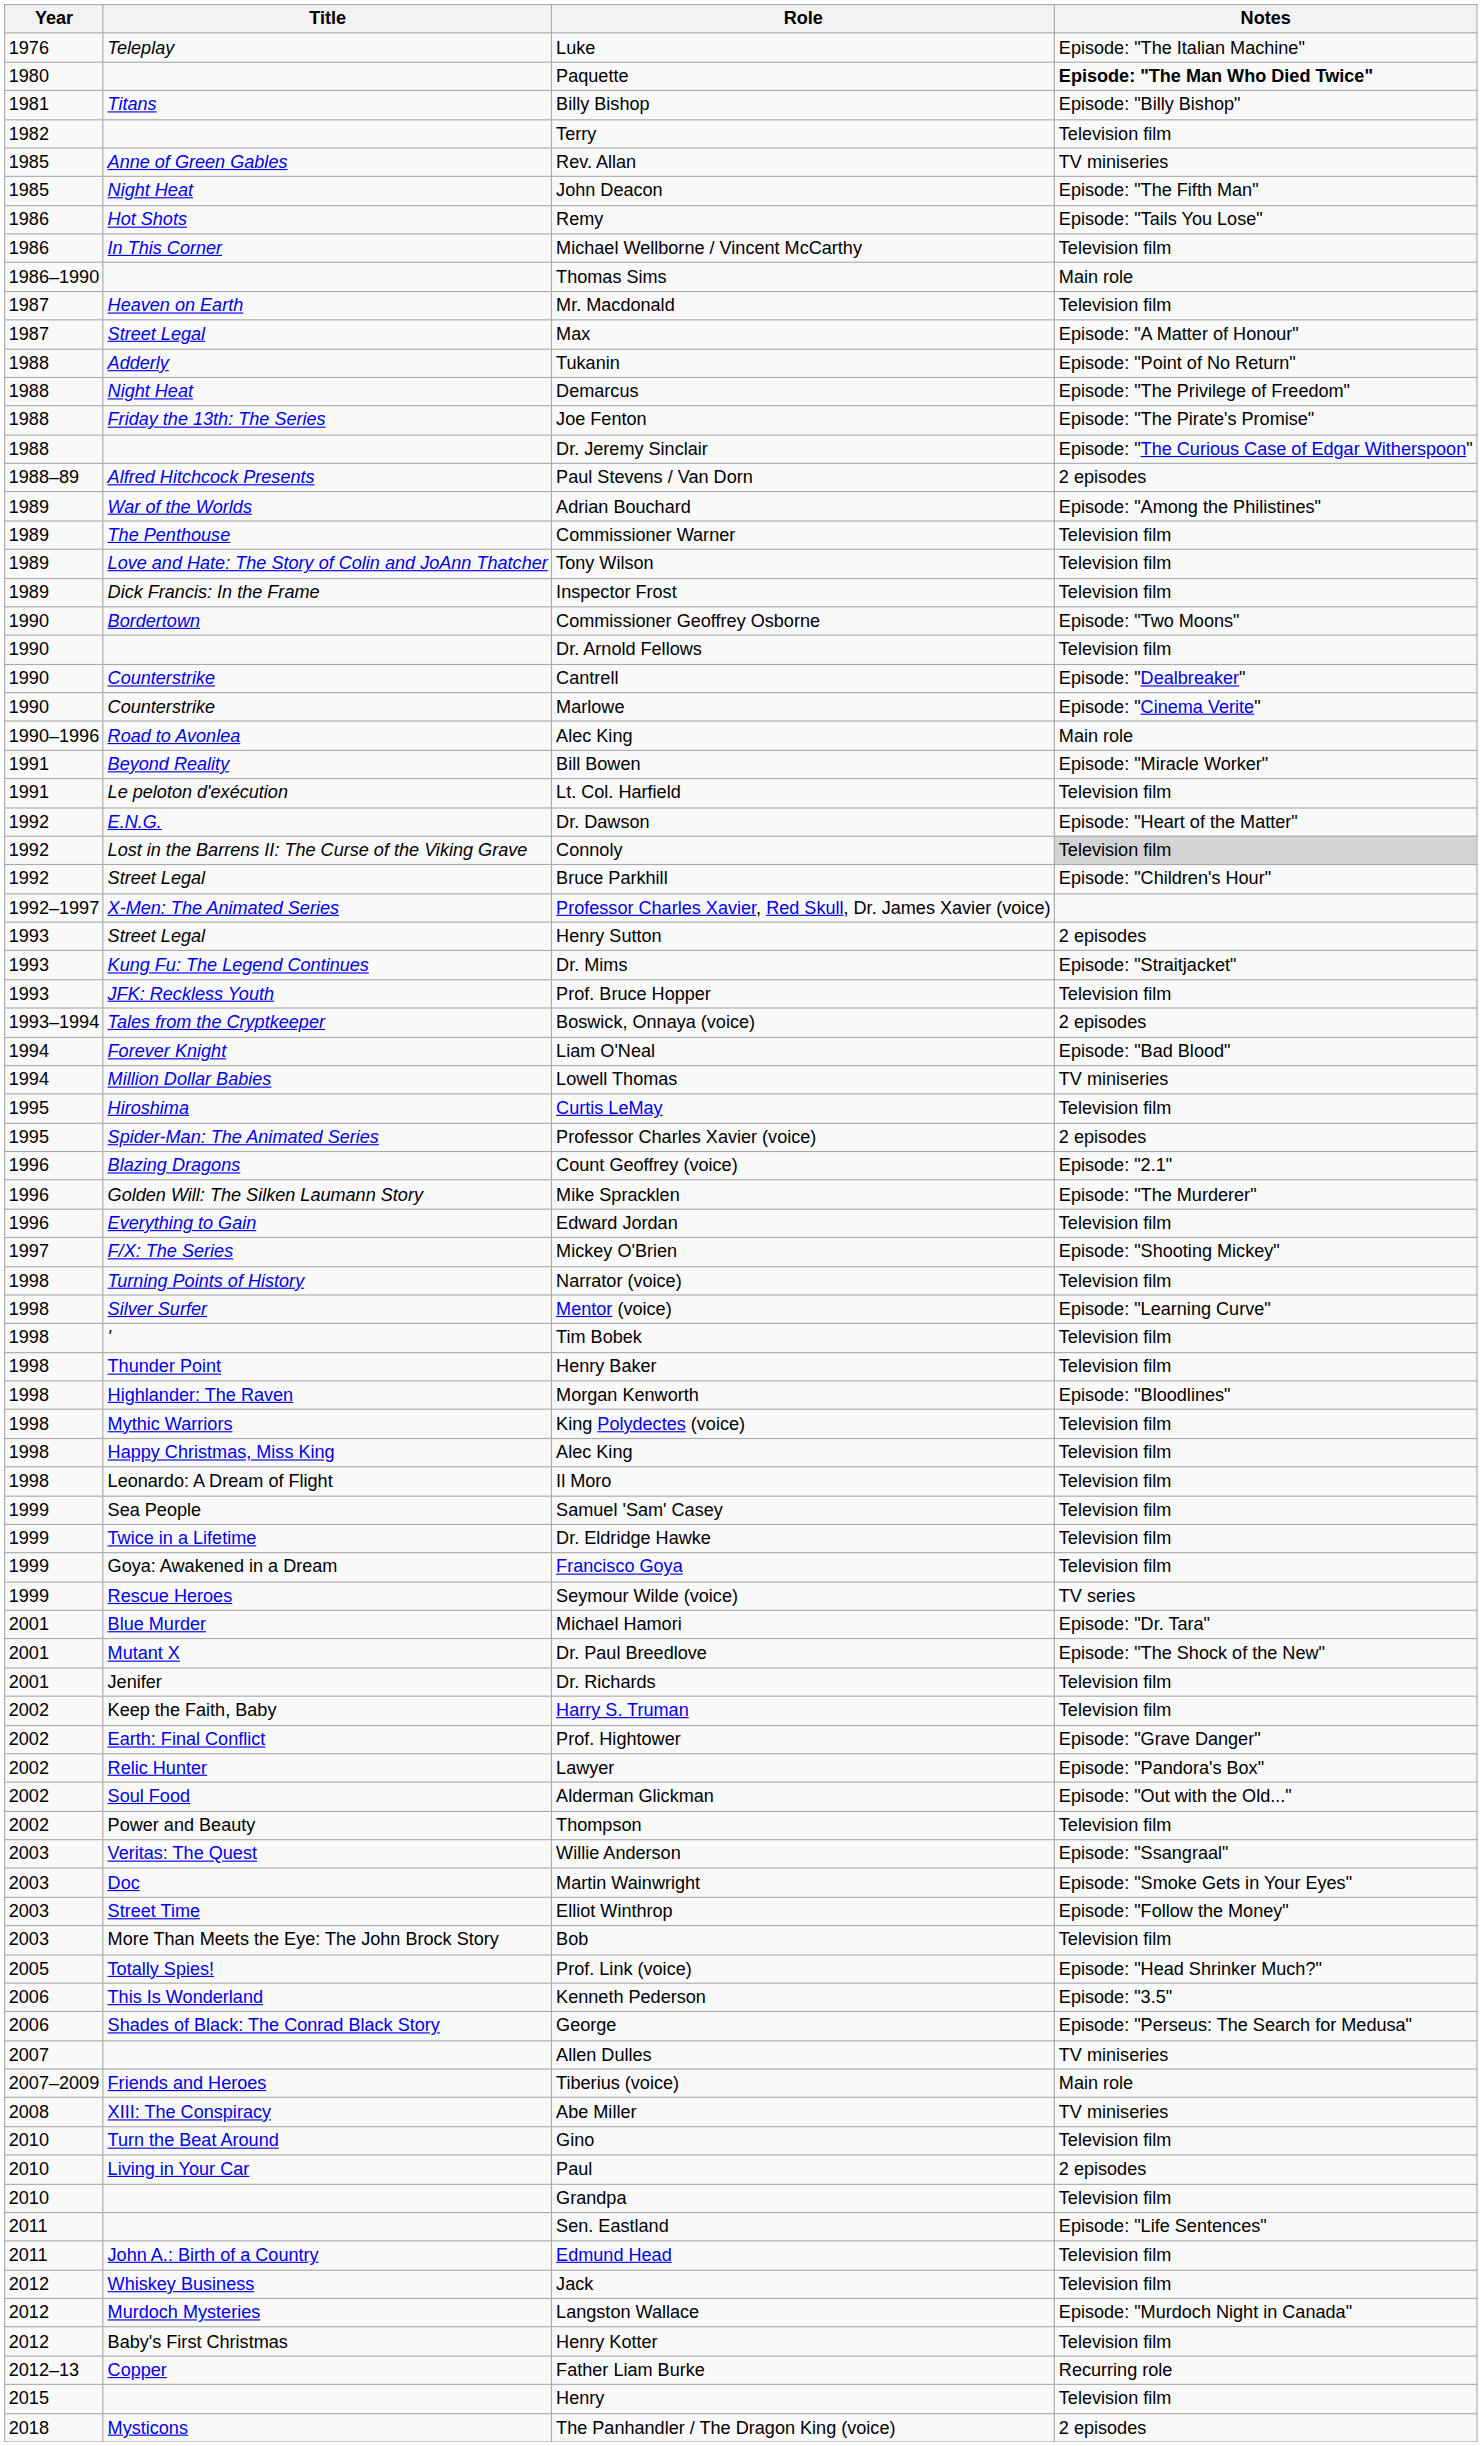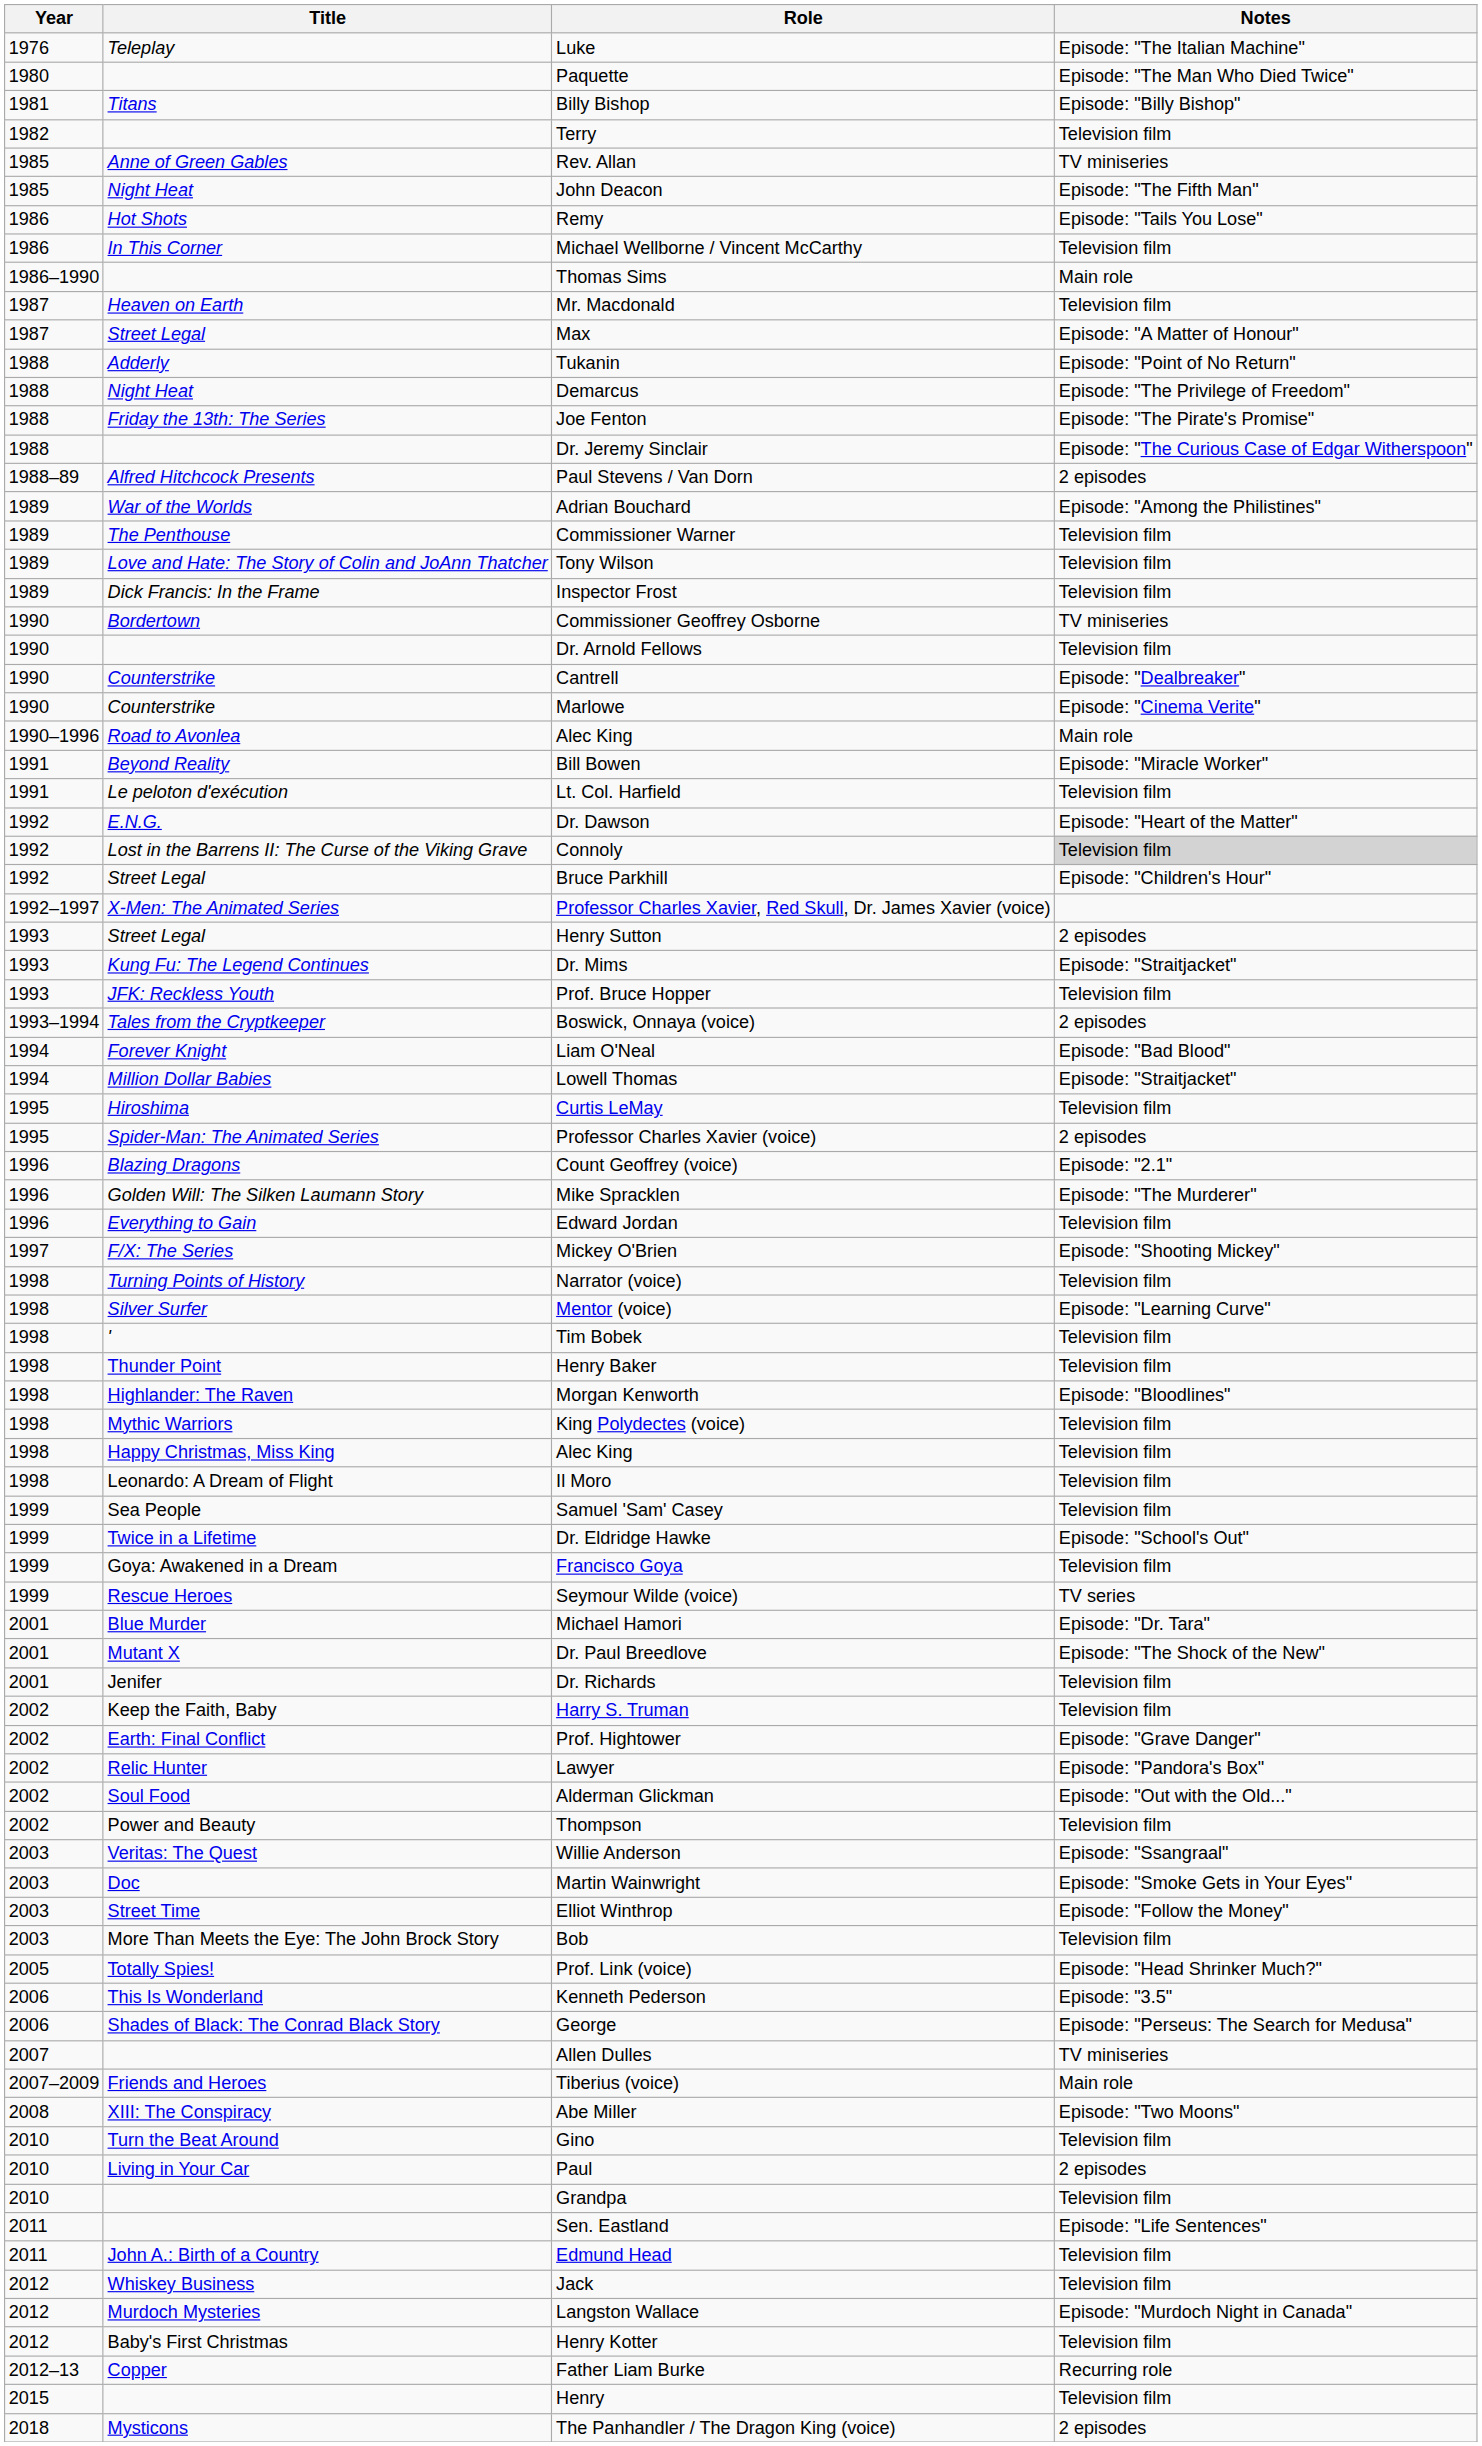(1216, 76) bold -> (1206, 76) normal
(1149, 620) Episode: "Two Moons" -> (1114, 620) TV miniseries
(1114, 1079) TV miniseries -> (1148, 1079) Episode: "Straitjacket"
(1115, 1538) Television film -> (1154, 1538) Episode: "School's Out"
(1114, 2112) TV miniseries -> (1149, 2112) Episode: "Two Moons"
